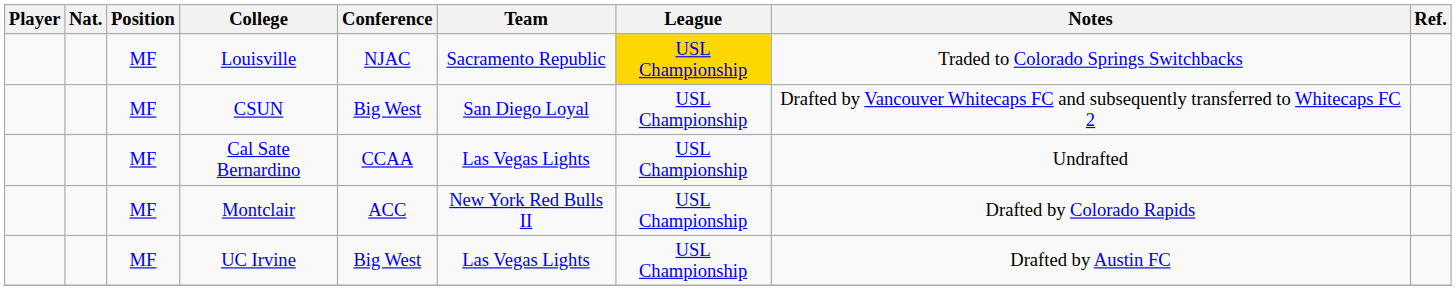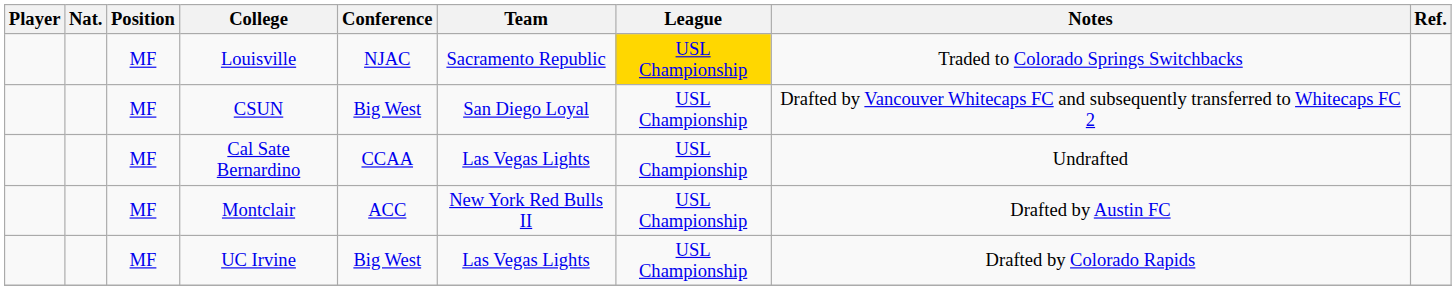(1090, 210) Drafted by Colorado Rapids -> (1090, 210) Drafted by Austin FC
(1090, 260) Drafted by Austin FC -> (1090, 260) Drafted by Colorado Rapids
